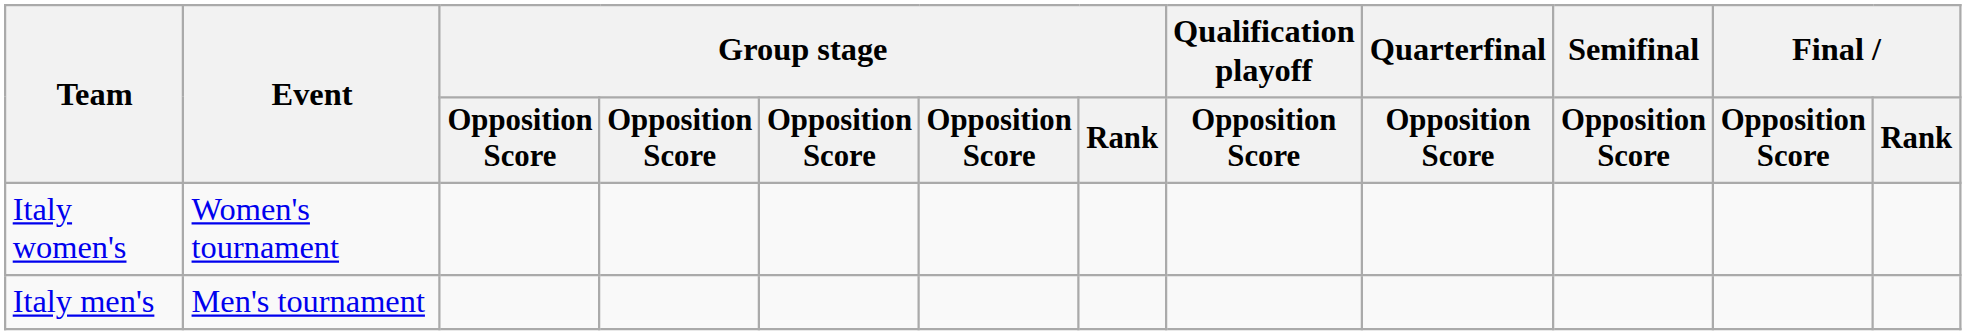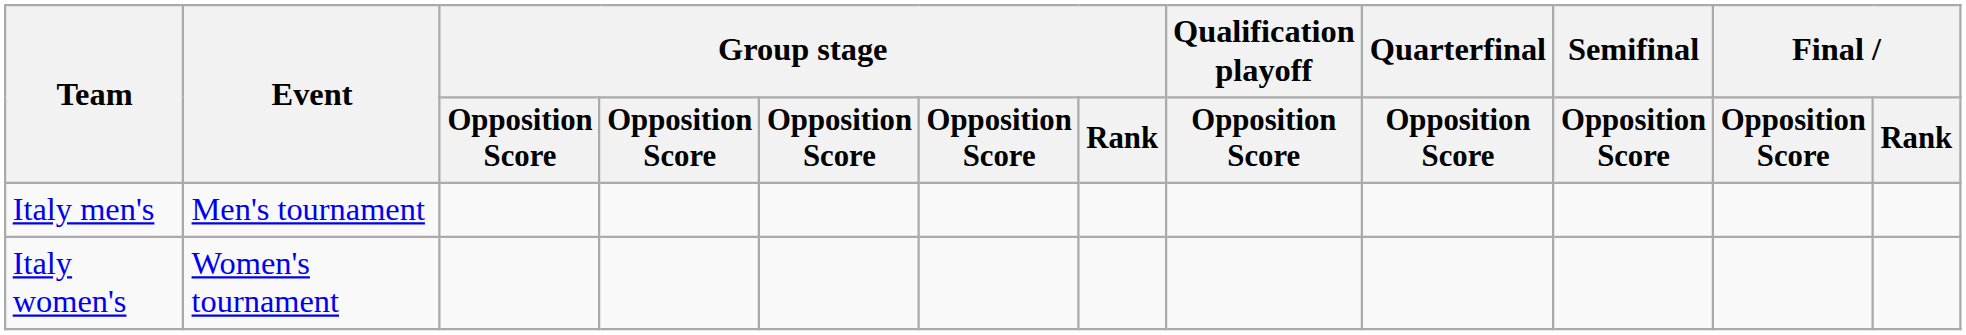rows swapped: (84, 301) <-> (70, 228)
